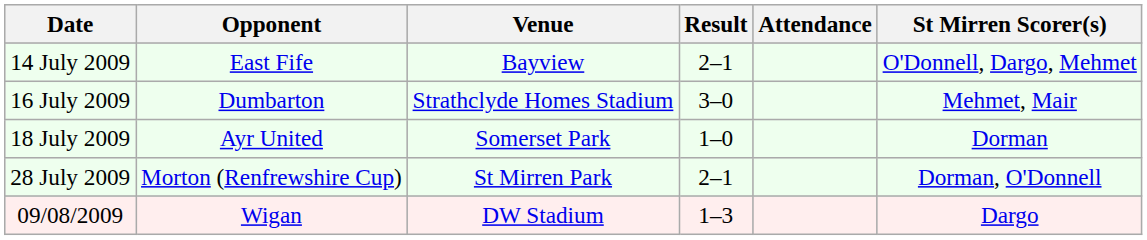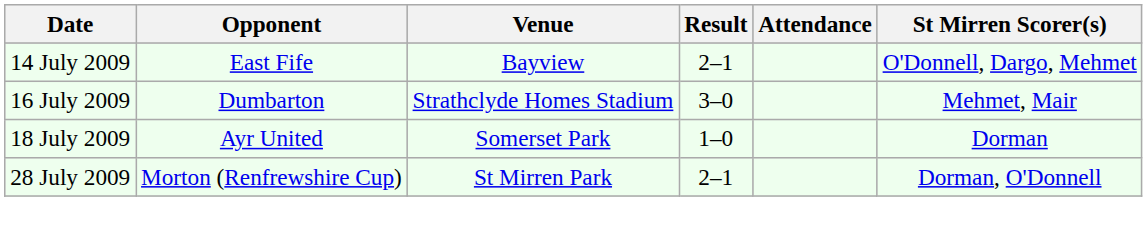- row: (70, 215)
